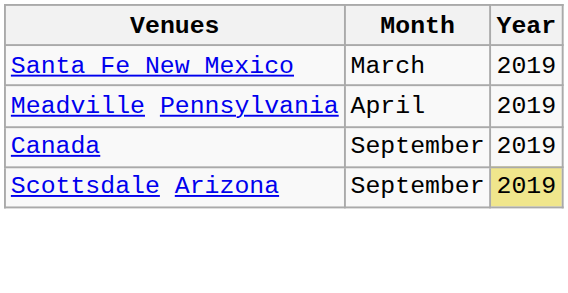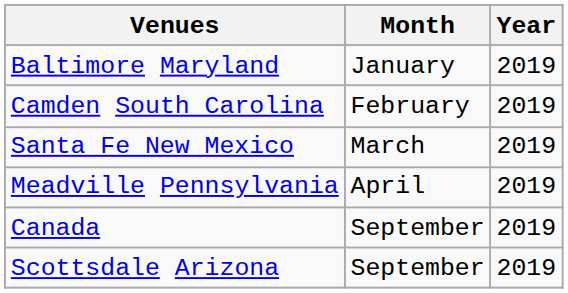+ row: (145, 66)
+ row: (167, 106)
(526, 187) khaki background -> (526, 268) no background
